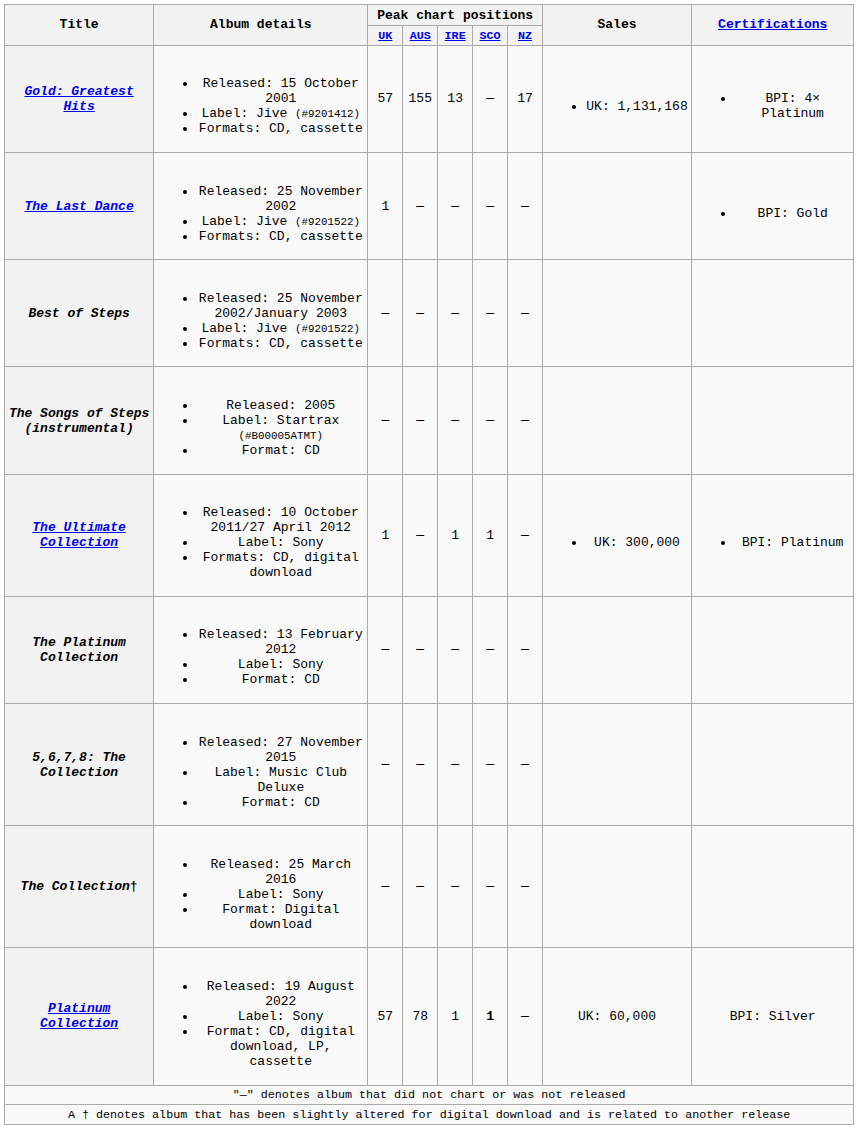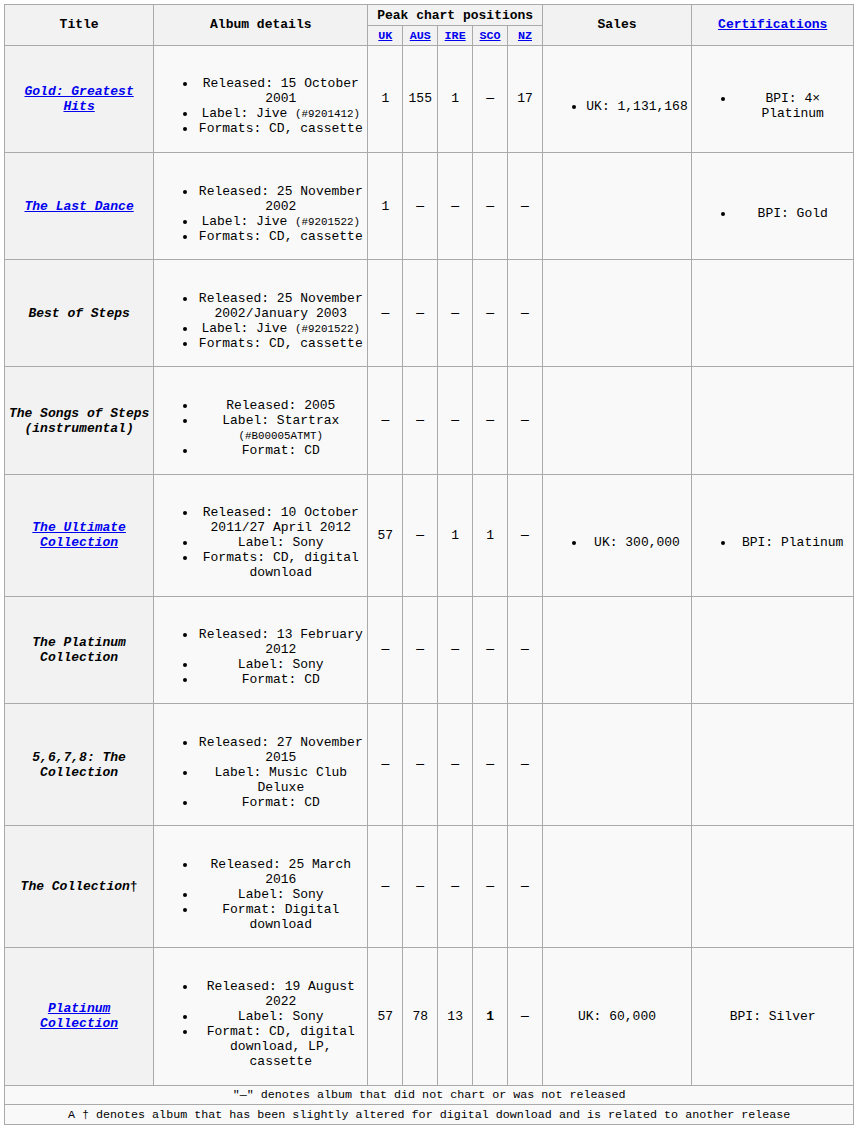(385, 99) 57 -> (385, 99) 1
(455, 99) 13 -> (455, 99) 1
(385, 535) 1 -> (385, 535) 57
(455, 1016) 1 -> (455, 1016) 13
